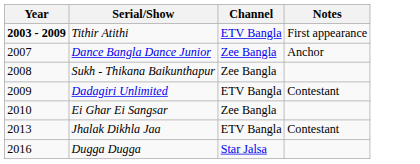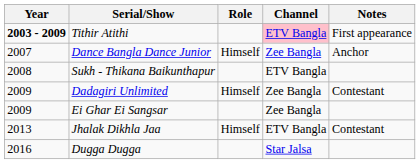+ column: (240, 14)
(251, 33) no background -> (296, 33) pink background
(249, 71) Zee Bangla -> (296, 71) ETV Bangla
(251, 91) ETV Bangla -> (293, 91) Zee Bangla
(19, 110) 2010 -> (19, 110) 2009
